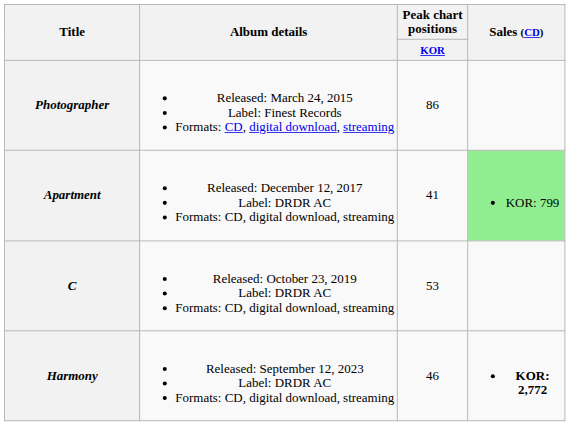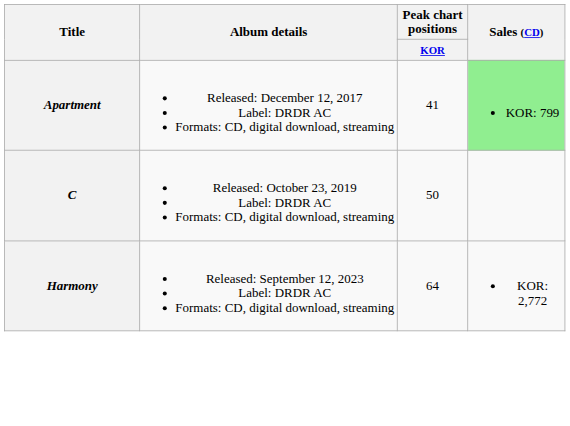- row: (72, 105)
(433, 285) 53 -> (433, 195) 50
(433, 375) 46 -> (433, 285) 64
(516, 383) bold -> (516, 293) normal
